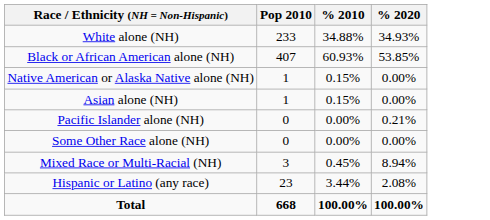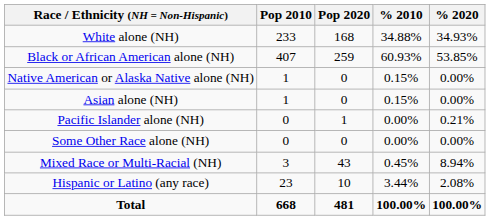+ column: (344, 15)
